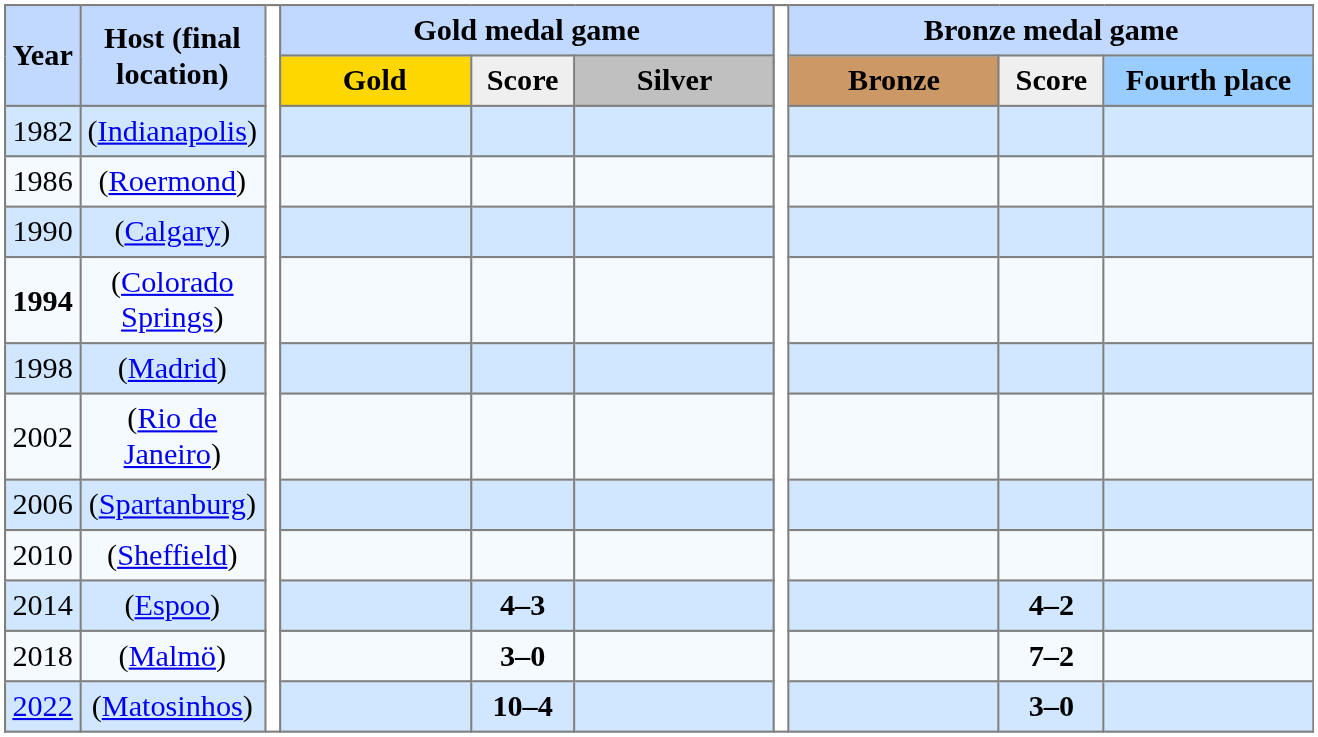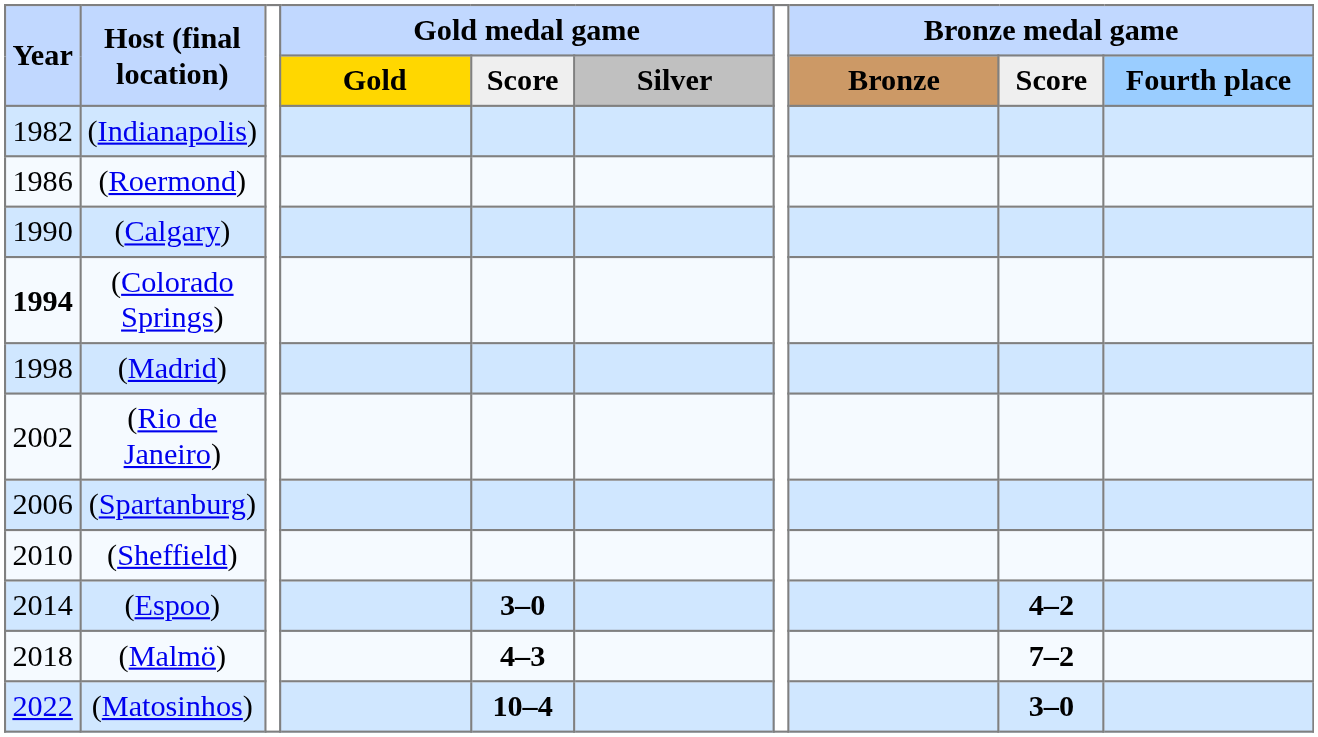(523, 605) 4–3 -> (523, 605) 3–0
(523, 655) 3–0 -> (523, 655) 4–3
